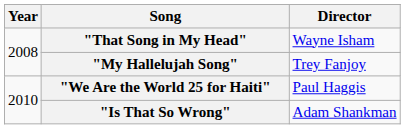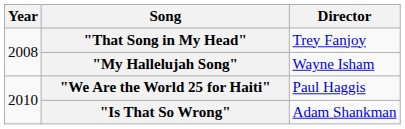(333, 40) Wayne Isham -> (329, 40) Trey Fanjoy
(329, 64) Trey Fanjoy -> (333, 64) Wayne Isham
